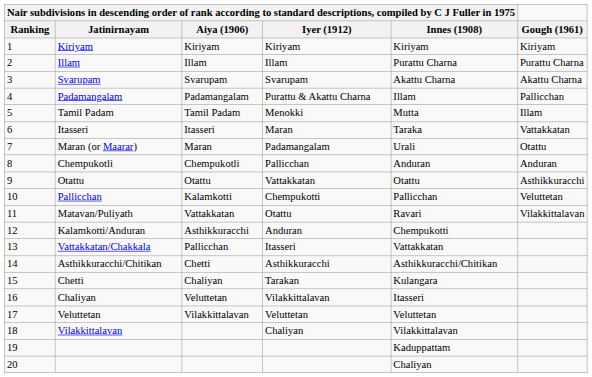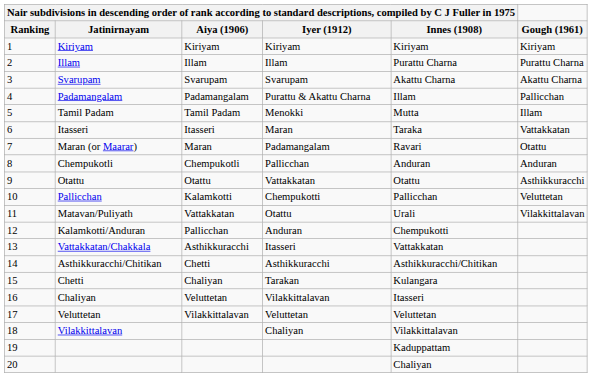(404, 146) Urali -> (407, 146) Ravari
(407, 213) Ravari -> (404, 213) Urali
(217, 230) Asthikkuracchi -> (206, 230) Pallicchan
(206, 247) Pallicchan -> (217, 247) Asthikkuracchi
